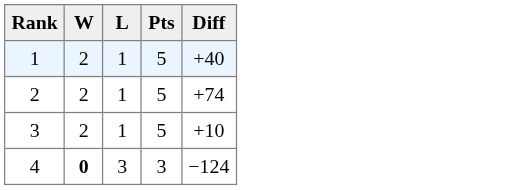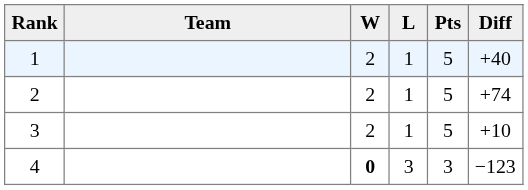+ column: (208, 22)
(209, 166) −124 -> (495, 166) −123
